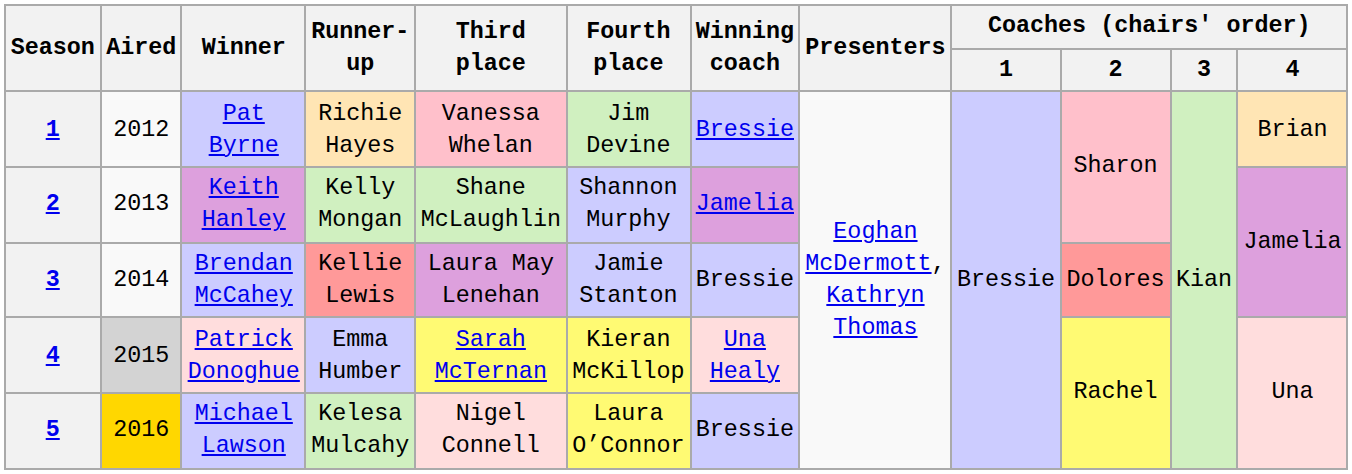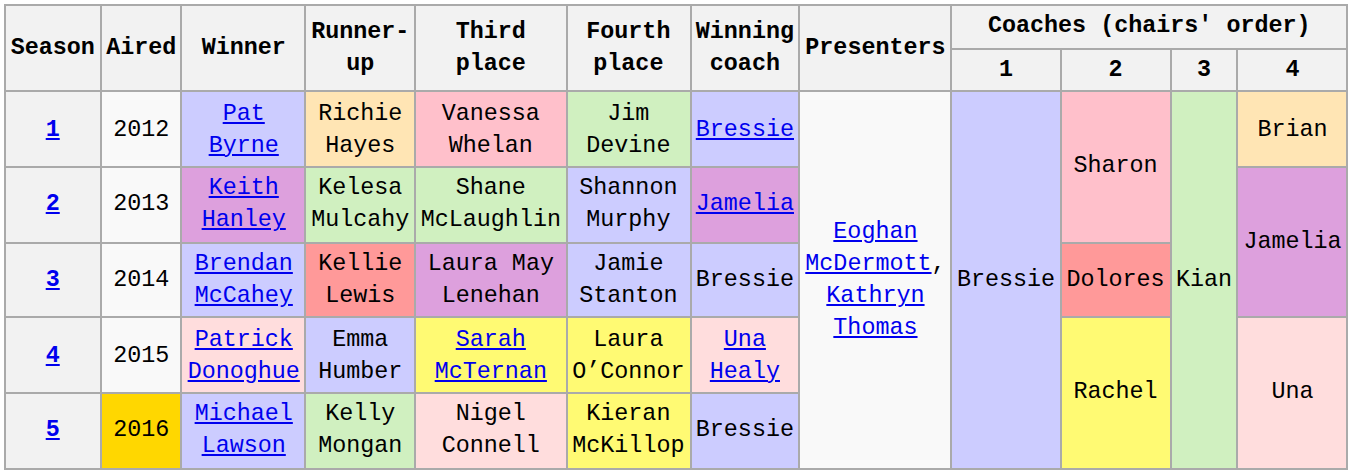(360, 204) Kelly Mongan -> (360, 204) Kelesa Mulcahy
(141, 355) lightgrey background -> (141, 355) no background
(628, 355) Kieran McKillop -> (628, 355) Laura O’Connor
(360, 430) Kelesa Mulcahy -> (360, 430) Kelly Mongan
(628, 430) Laura O’Connor -> (628, 430) Kieran McKillop
